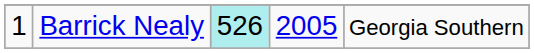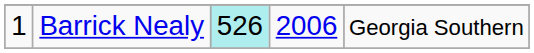(307, 26) 2005 -> (307, 26) 2006
